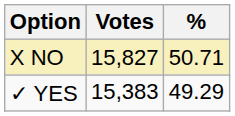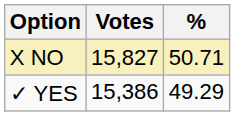(125, 92) 15,383 -> (125, 92) 15,386
